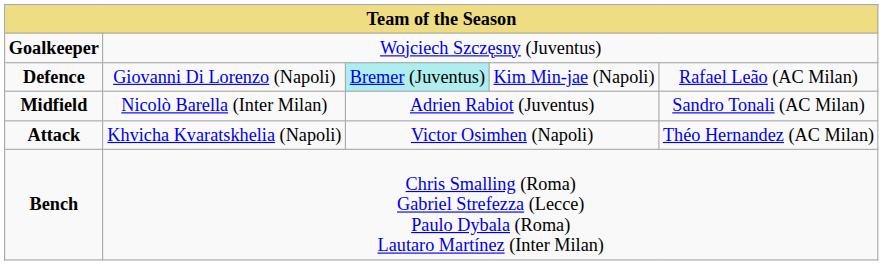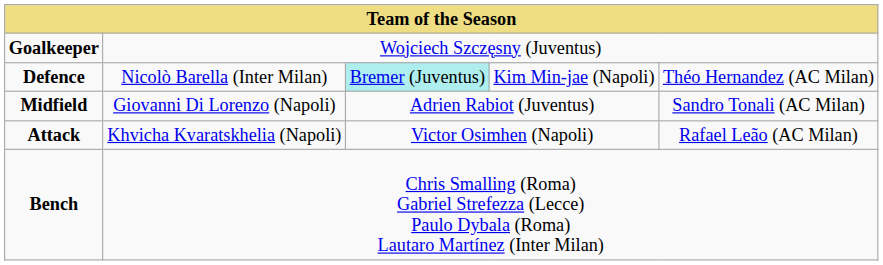(224, 76) Giovanni Di Lorenzo (Napoli) -> (224, 76) Nicolò Barella (Inter Milan)
(769, 76) Rafael Leão (AC Milan) -> (769, 76) Théo Hernandez (AC Milan)
(224, 105) Nicolò Barella (Inter Milan) -> (224, 105) Giovanni Di Lorenzo (Napoli)
(769, 134) Théo Hernandez (AC Milan) -> (769, 134) Rafael Leão (AC Milan)
